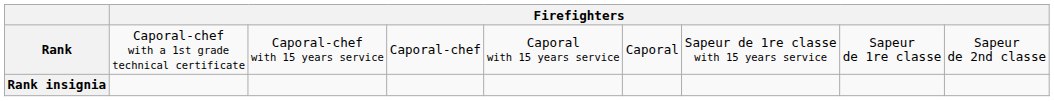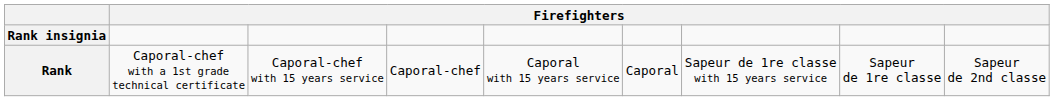rows swapped: (57, 50) <-> (57, 85)
